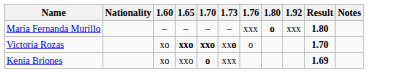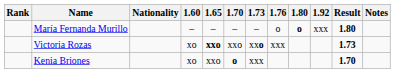+ column: (18, 12)
(251, 28) xxx -> (278, 28) o
(208, 44) bold -> (235, 44) normal
(251, 44) o -> (278, 44) xxx
(320, 44) 1.70 -> (347, 44) 1.73
(320, 60) 1.69 -> (347, 60) 1.70
